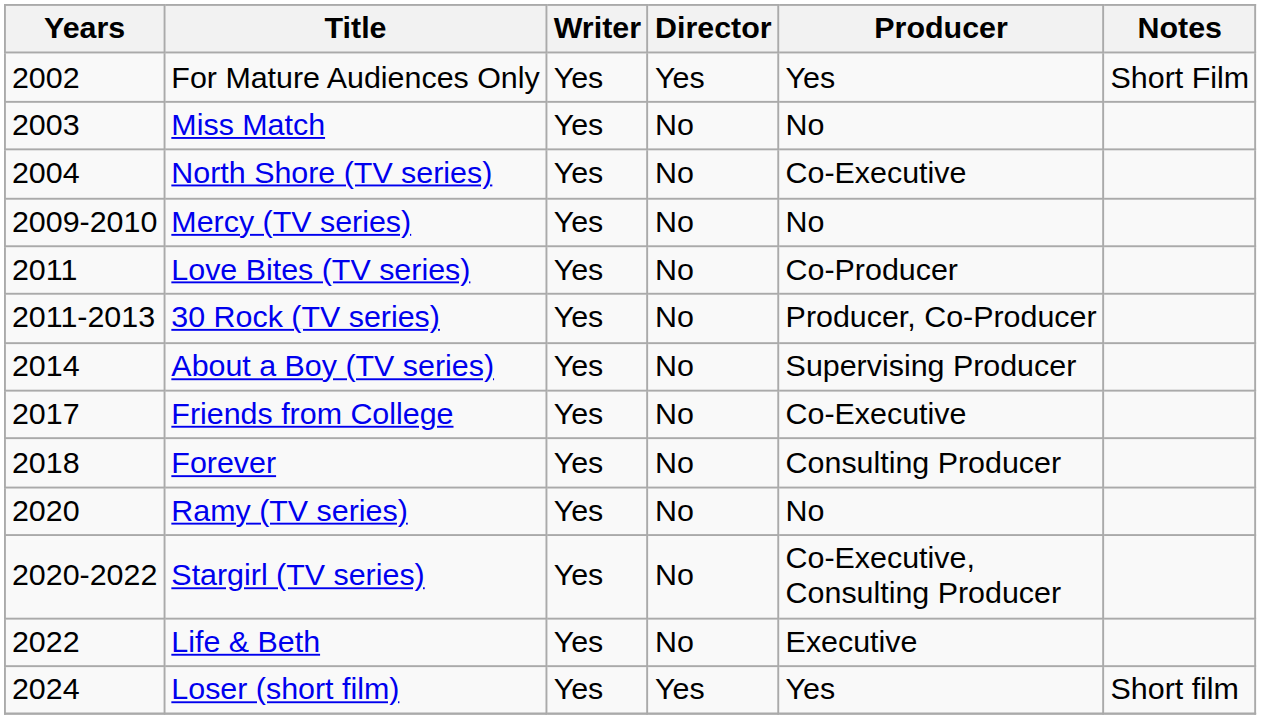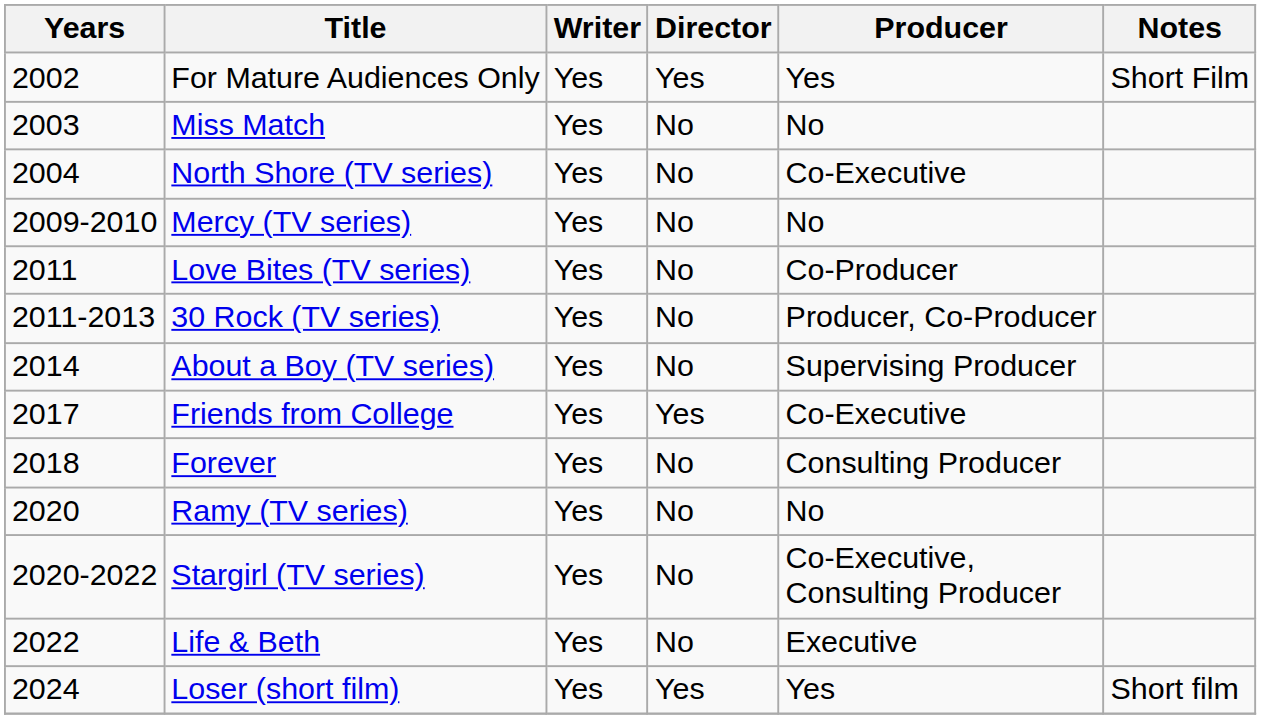(674, 414) No -> (680, 414) Yes
